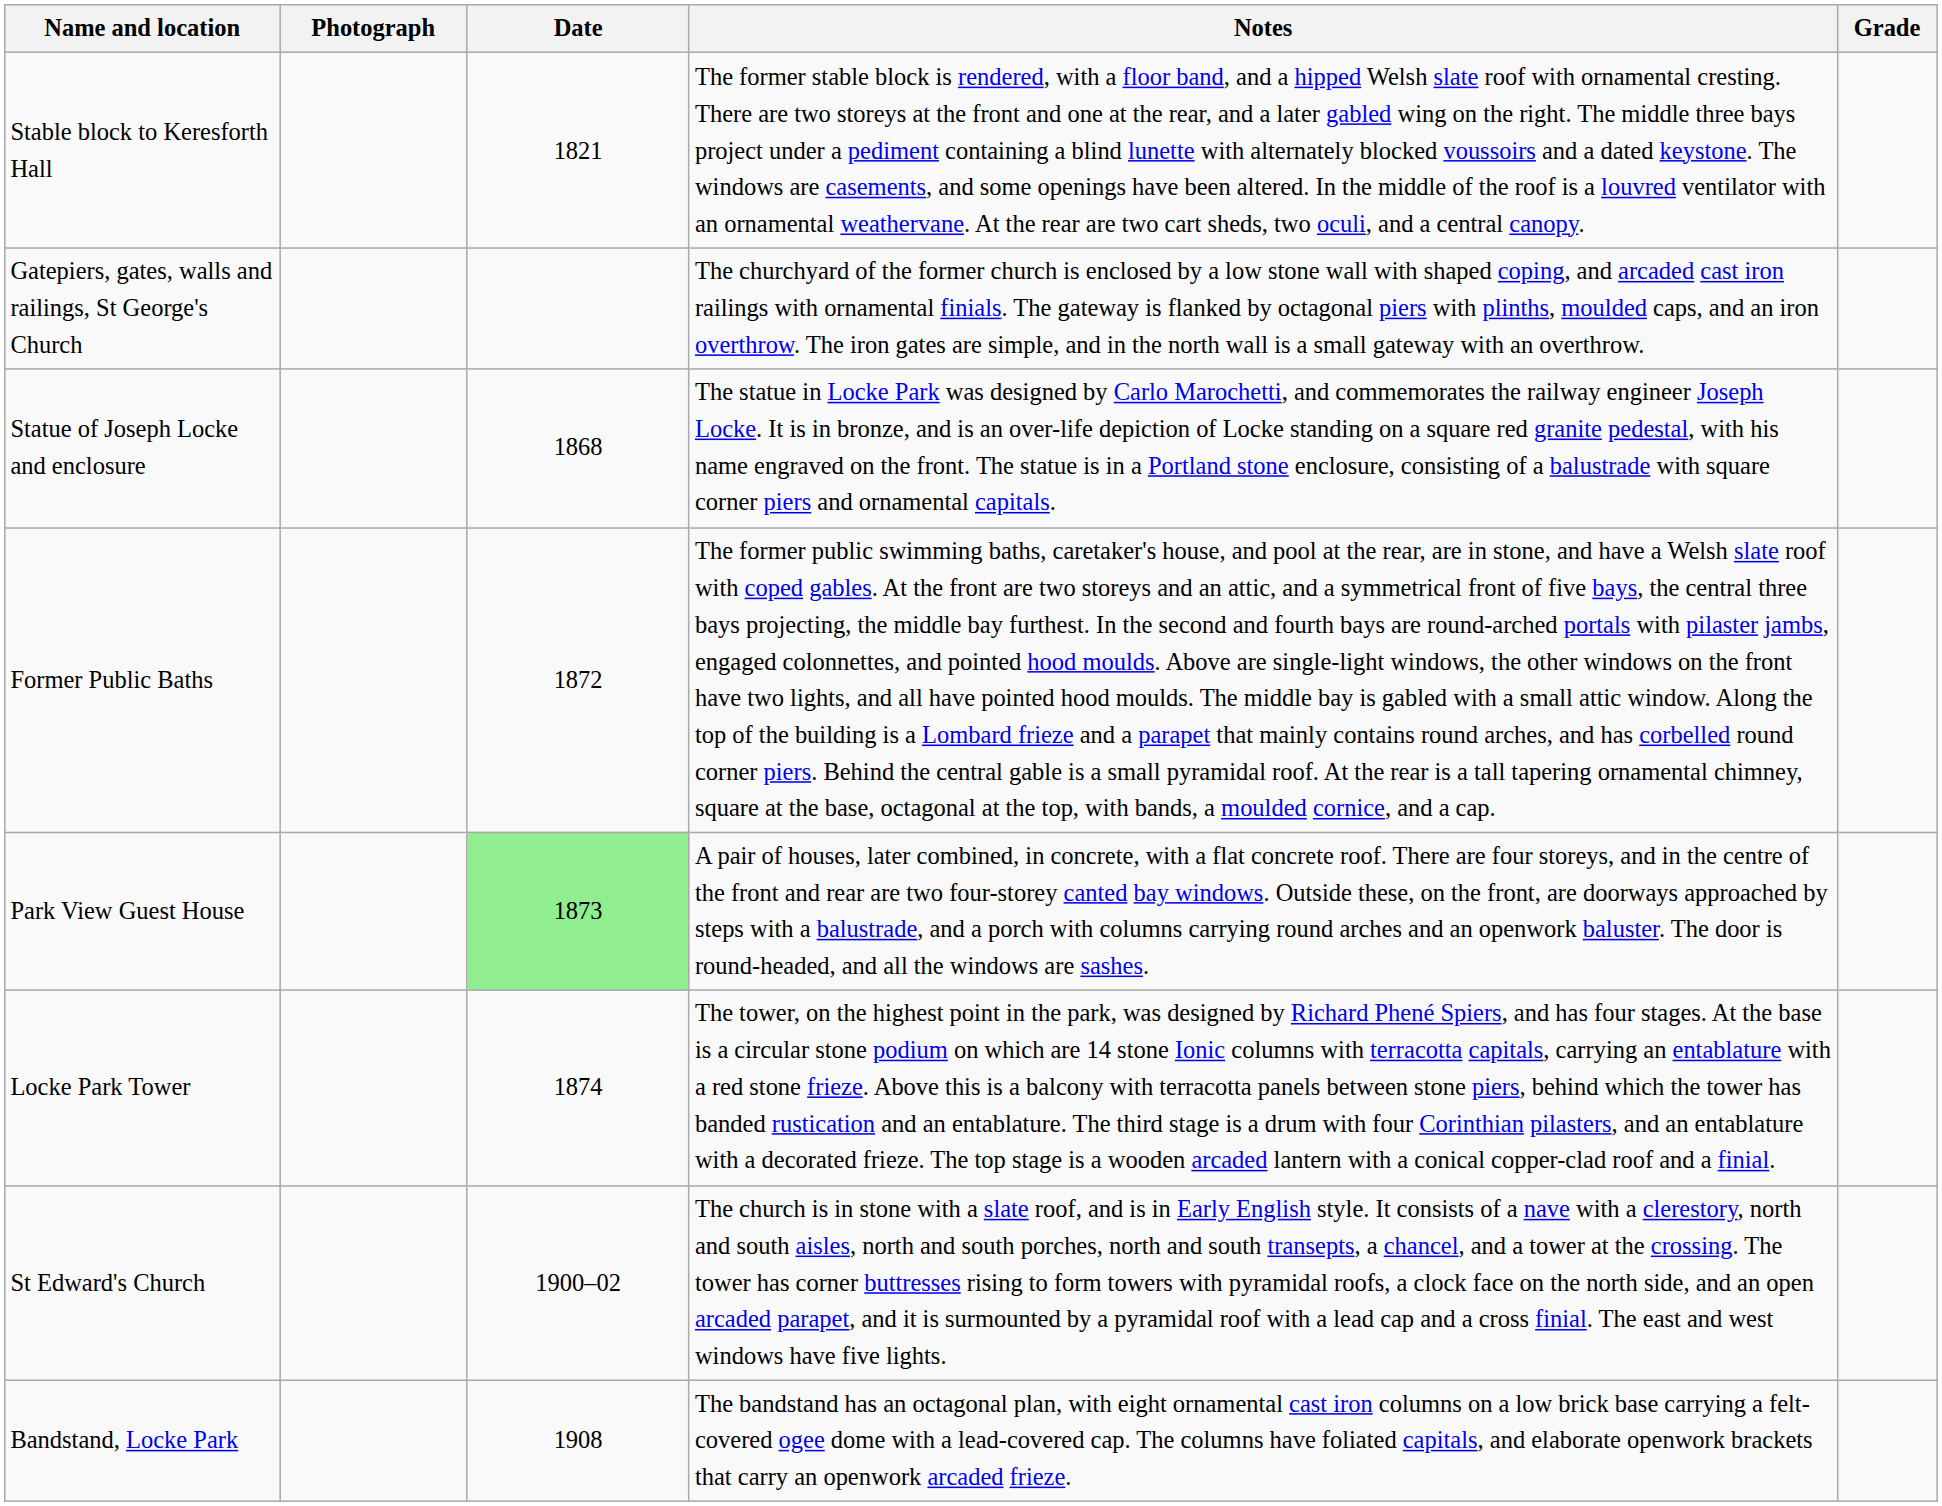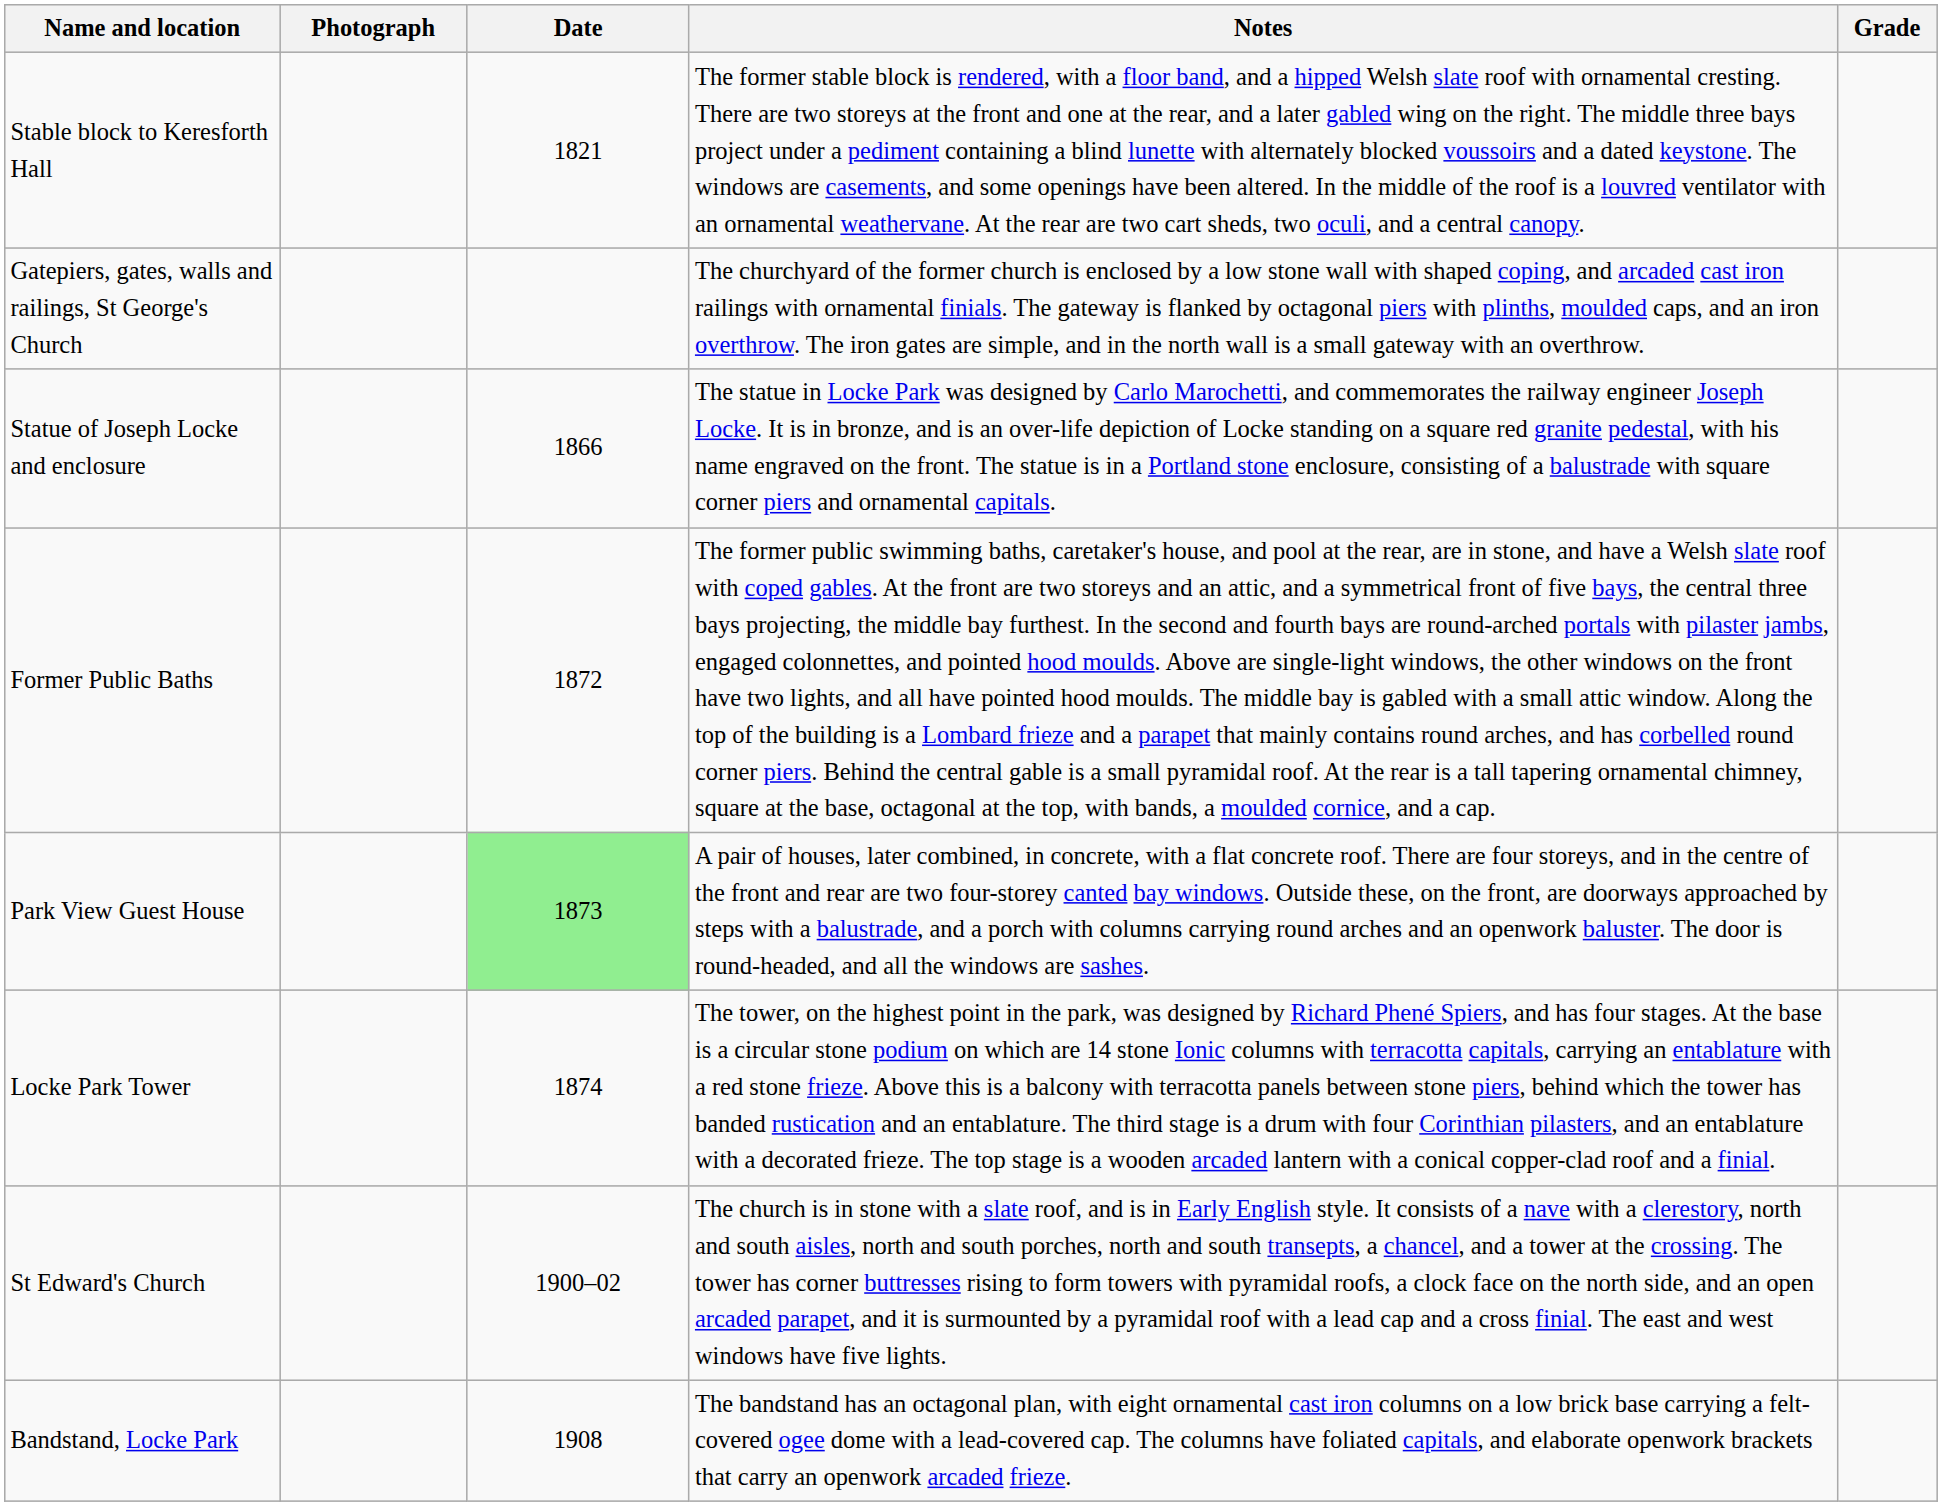(578, 447) 1868 -> (578, 447) 1866
